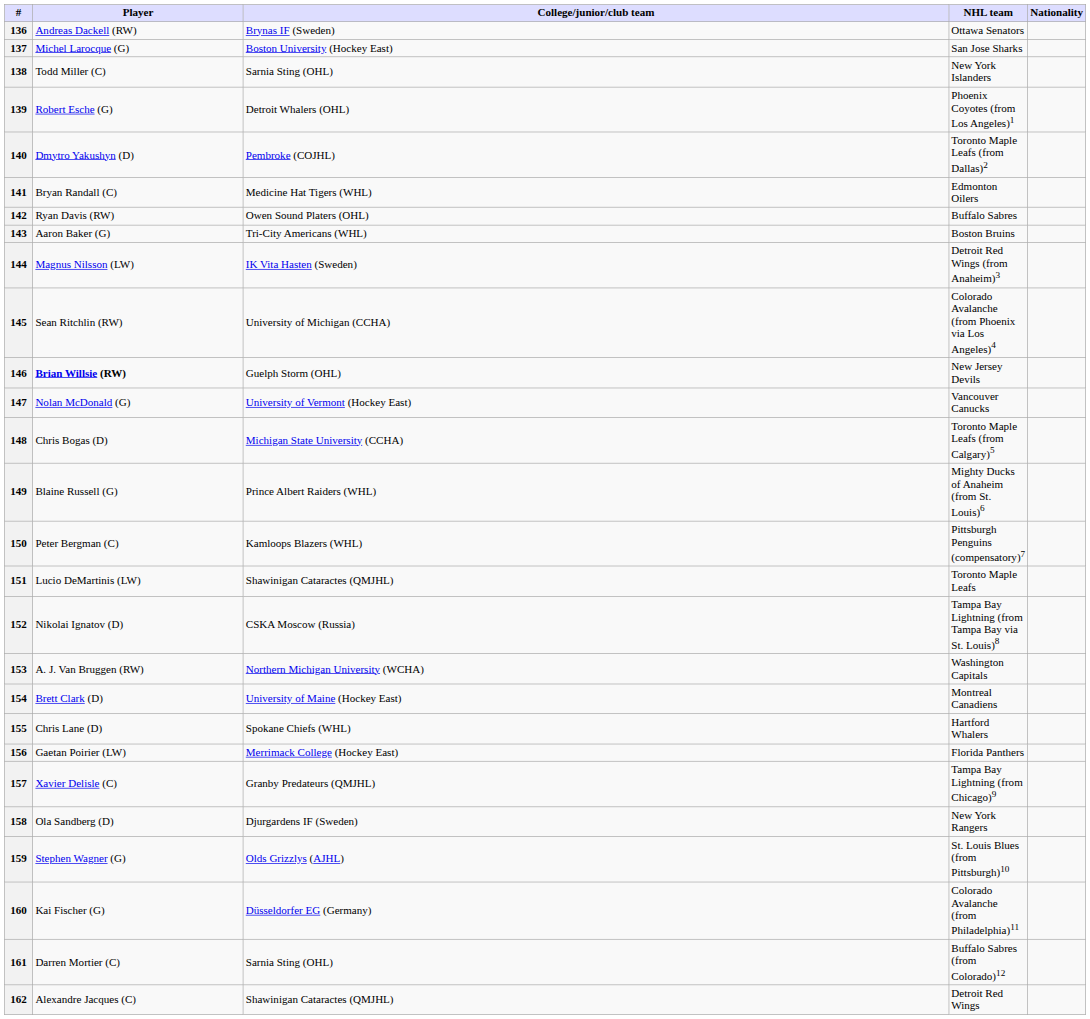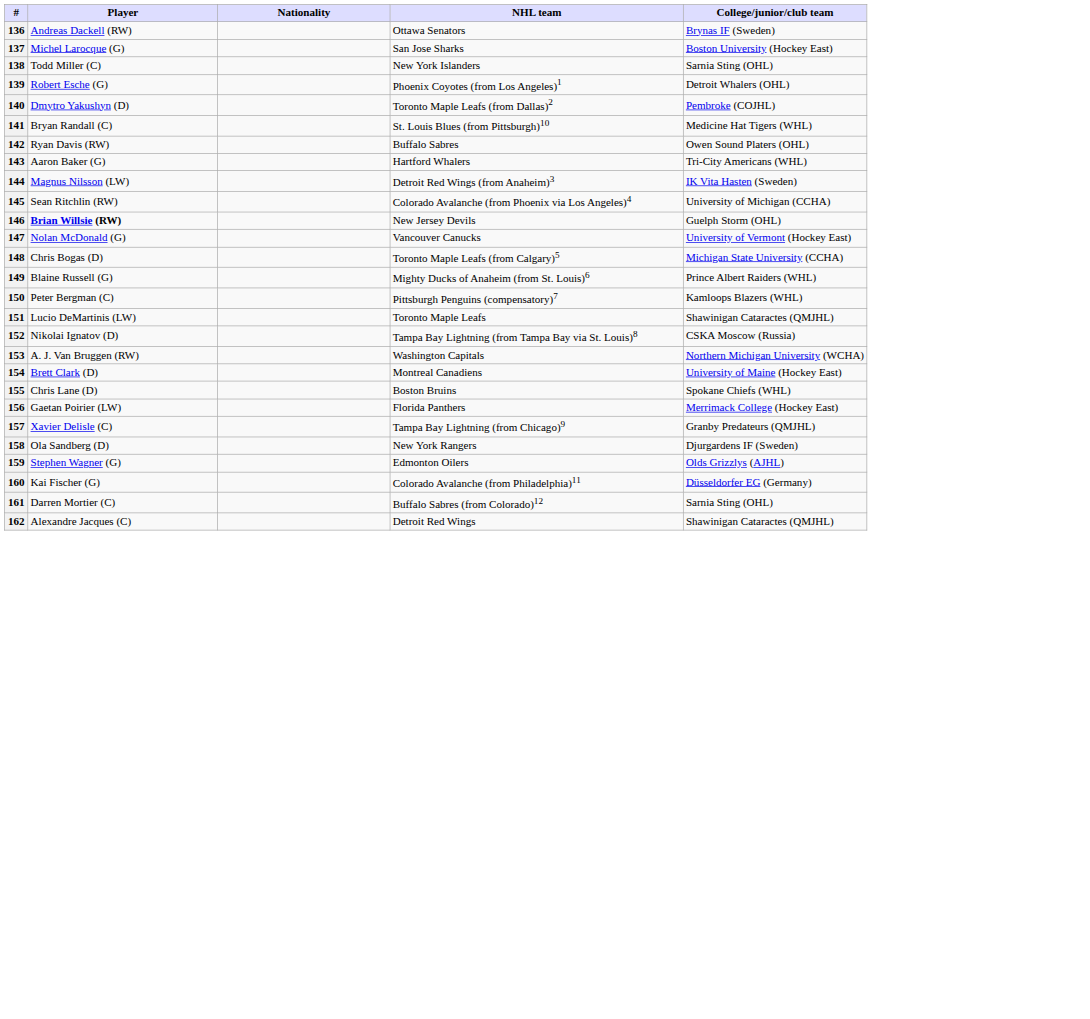columns swapped: (1057, 13) <-> (596, 13)
(974, 192) Edmonton Oilers -> (471, 125) St. Louis Blues (from Pittsburgh)10
(983, 233) Boston Bruins -> (431, 162) Hartford Whalers
(970, 728) Hartford Whalers -> (424, 390) Boston Bruins
(985, 859) St. Louis Blues (from Pittsburgh)10 -> (431, 463) Edmonton Oilers
